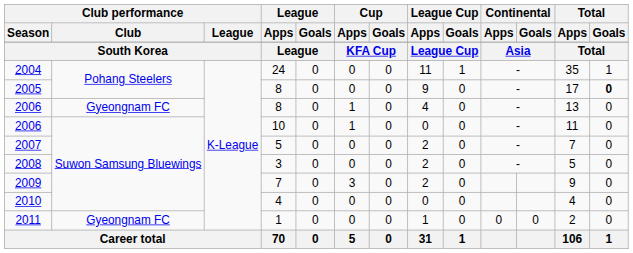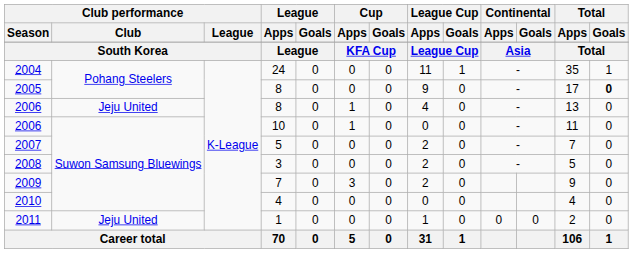(128, 107) Gyeongnam FC -> (128, 107) Jeju United
(128, 220) Gyeongnam FC -> (128, 220) Jeju United
